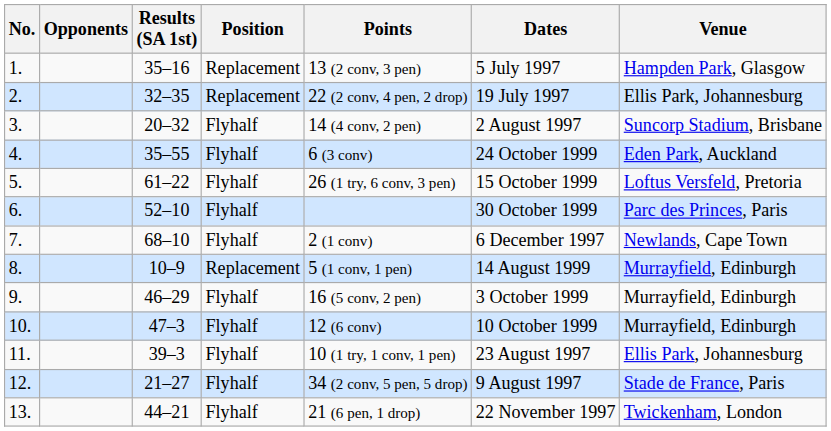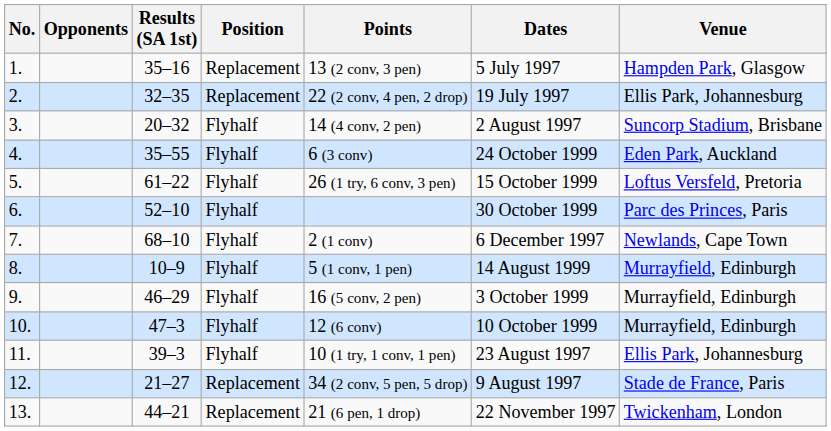(253, 268) Replacement -> (232, 268) Flyhalf
(232, 383) Flyhalf -> (253, 383) Replacement
(232, 411) Flyhalf -> (253, 411) Replacement
